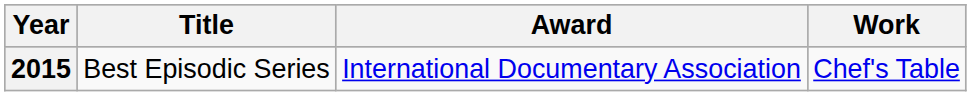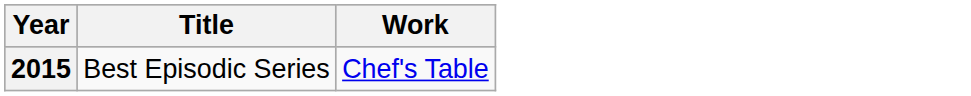- column: (571, 25)
